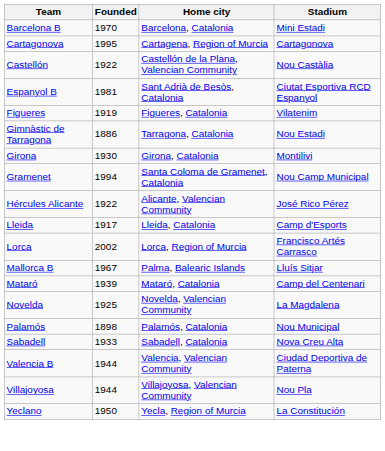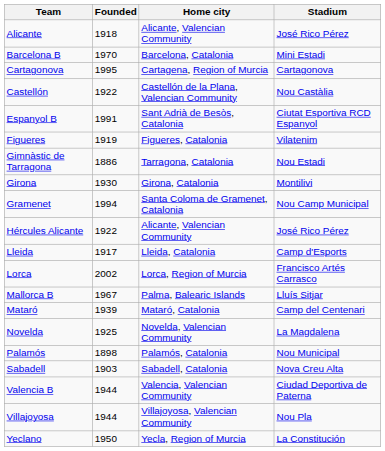+ row: (24, 33)
(106, 92) 1981 -> (106, 118) 1991
(106, 342) 1933 -> (106, 369) 1903
